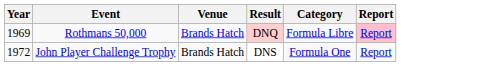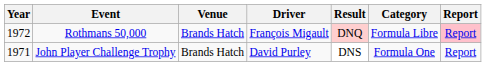+ column: (289, 14)
(19, 33) 1969 -> (19, 33) 1972
(19, 52) 1972 -> (19, 52) 1971
